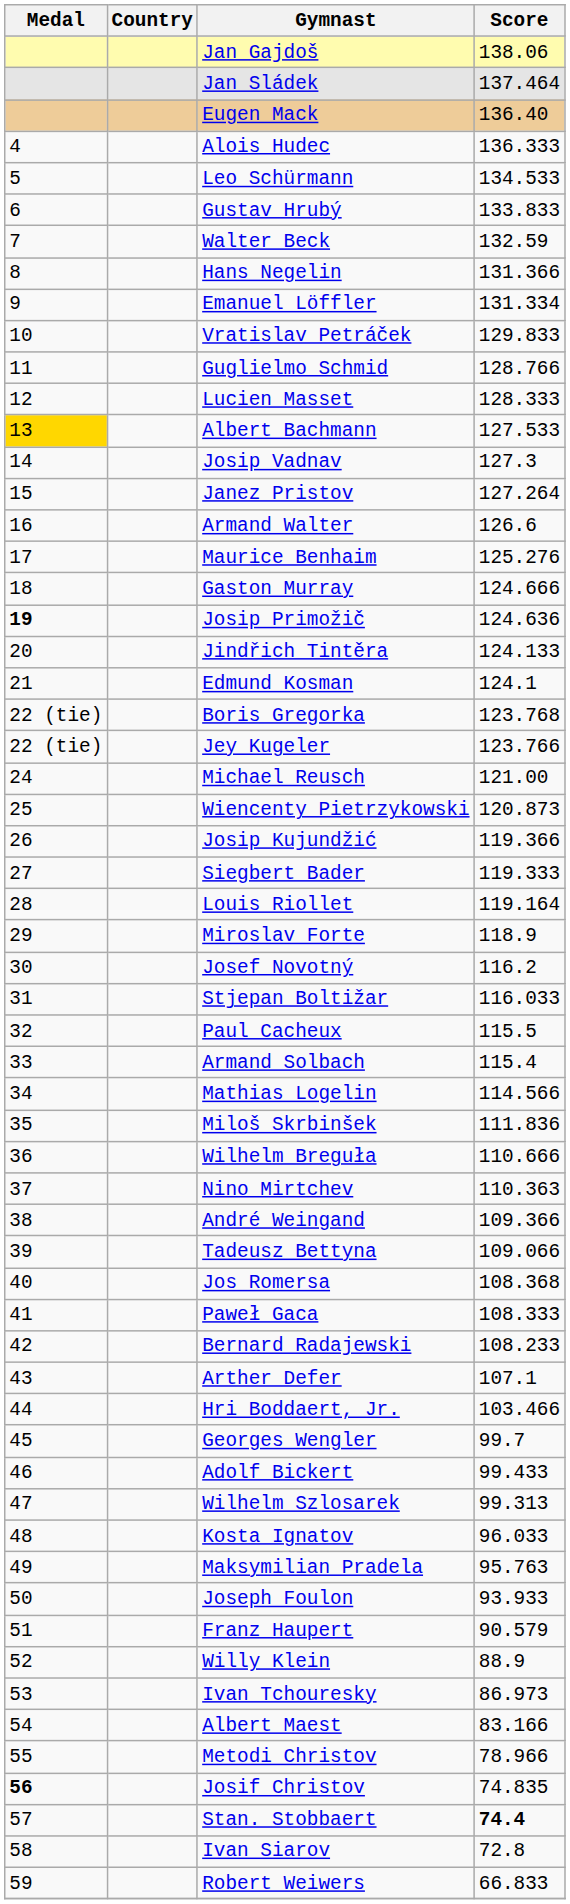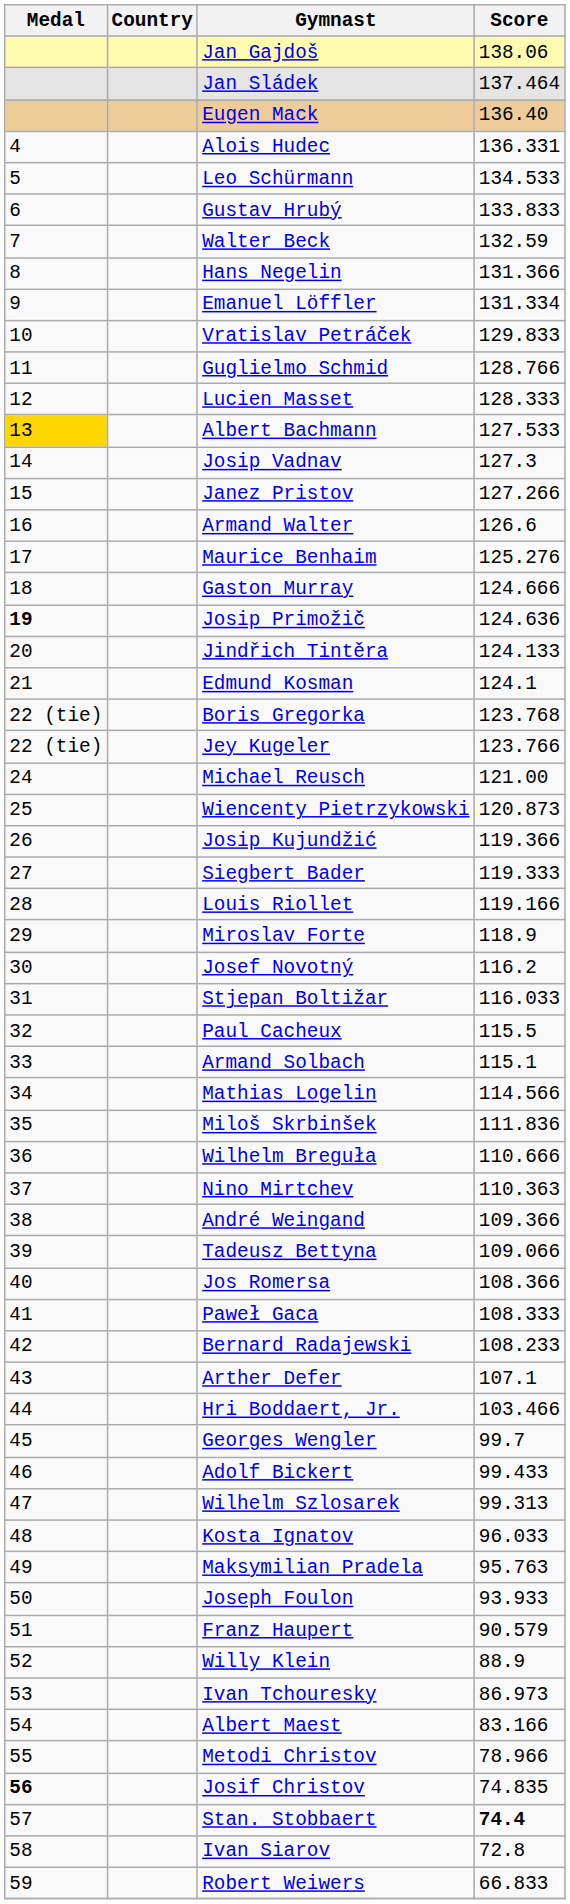(519, 147) 136.333 -> (519, 147) 136.331
(519, 494) 127.264 -> (519, 494) 127.266
(519, 904) 119.164 -> (519, 904) 119.166
(508, 1062) 115.4 -> (508, 1062) 115.1
(519, 1283) 108.368 -> (519, 1283) 108.366
